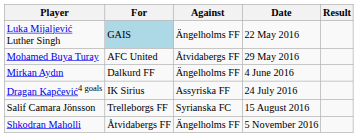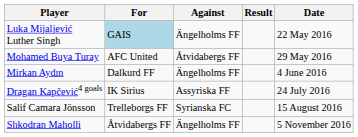columns swapped: (337, 12) <-> (281, 12)
